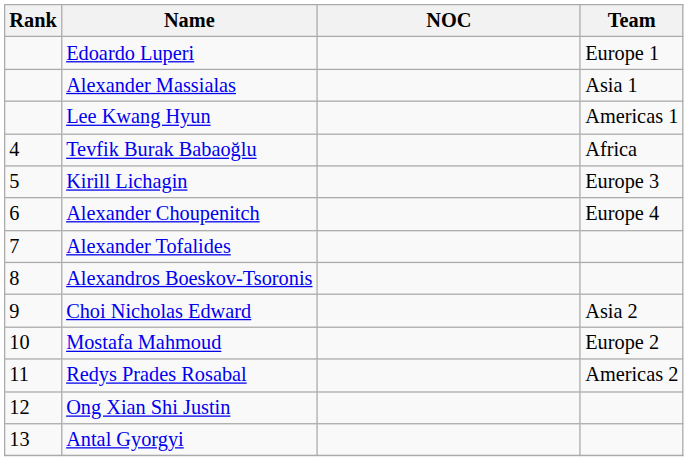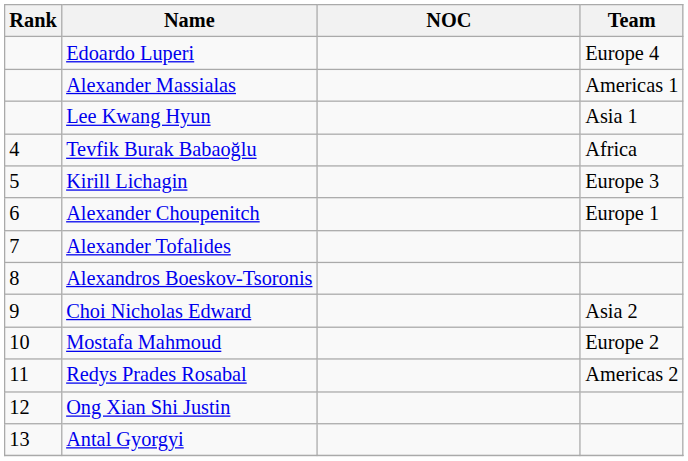(622, 52) Europe 1 -> (622, 52) Europe 4
(611, 85) Asia 1 -> (632, 85) Americas 1
(632, 117) Americas 1 -> (611, 117) Asia 1
(622, 213) Europe 4 -> (622, 213) Europe 1
